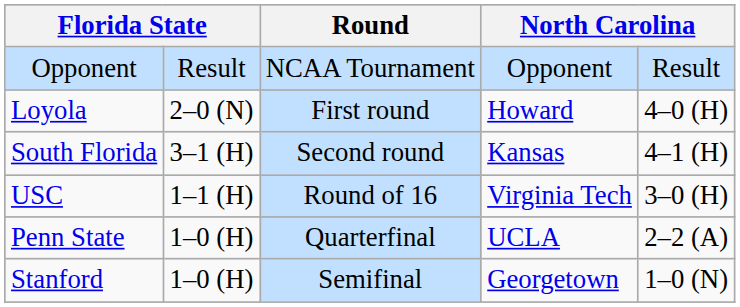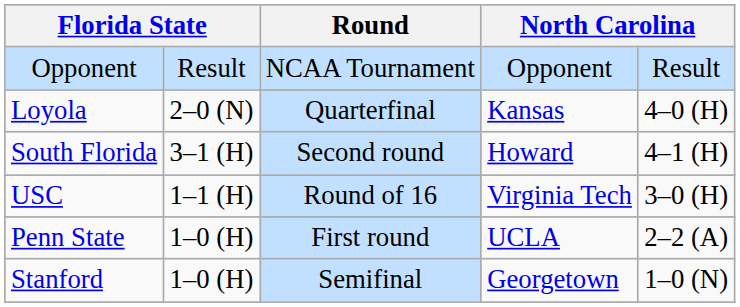(370, 110) First round -> (370, 110) Quarterfinal
(530, 110) Howard -> (526, 110) Kansas
(526, 152) Kansas -> (530, 152) Howard
(370, 237) Quarterfinal -> (370, 237) First round
